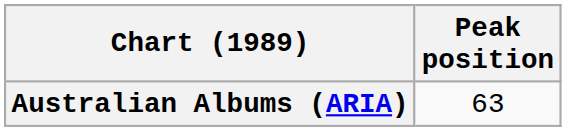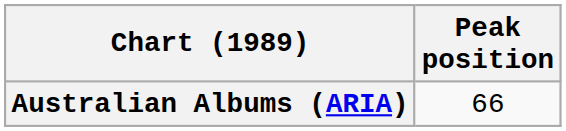(488, 104) 63 -> (488, 104) 66
